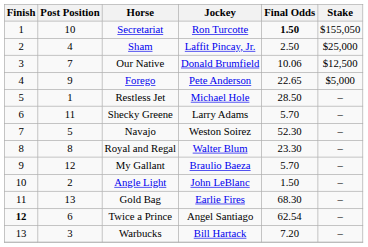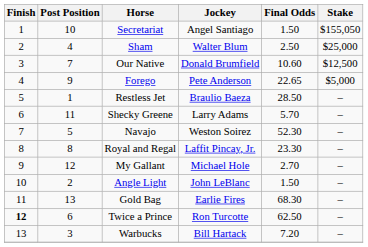(220, 30) Ron Turcotte -> (220, 30) Angel Santiago
(290, 30) bold -> (290, 30) normal
(220, 47) Laffit Pincay, Jr. -> (220, 47) Walter Blum
(290, 64) 10.06 -> (290, 64) 10.60
(220, 98) Michael Hole -> (220, 98) Braulio Baeza
(220, 149) Walter Blum -> (220, 149) Laffit Pincay, Jr.
(220, 166) Braulio Baeza -> (220, 166) Michael Hole
(290, 166) 5.70 -> (290, 166) 2.70
(220, 217) Angel Santiago -> (220, 217) Ron Turcotte
(290, 217) 62.54 -> (290, 217) 62.50
